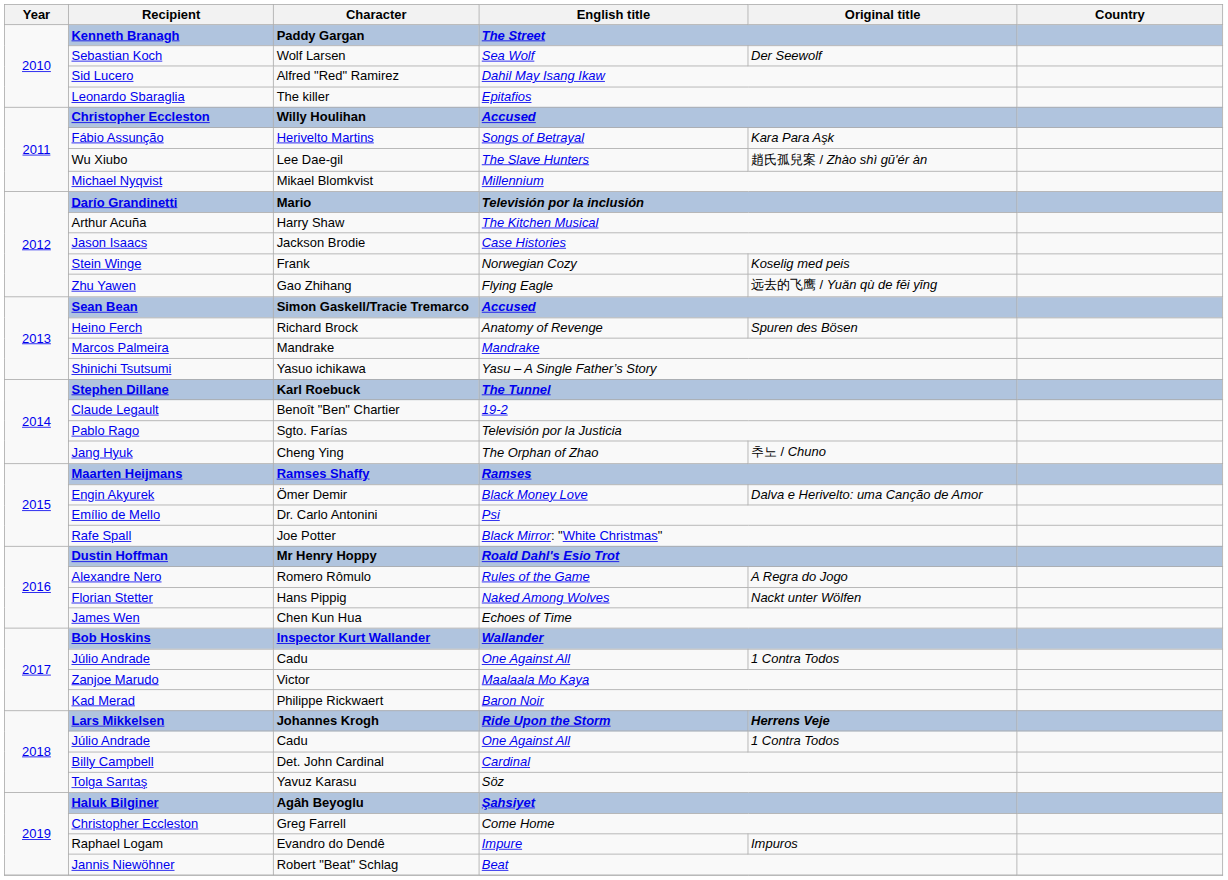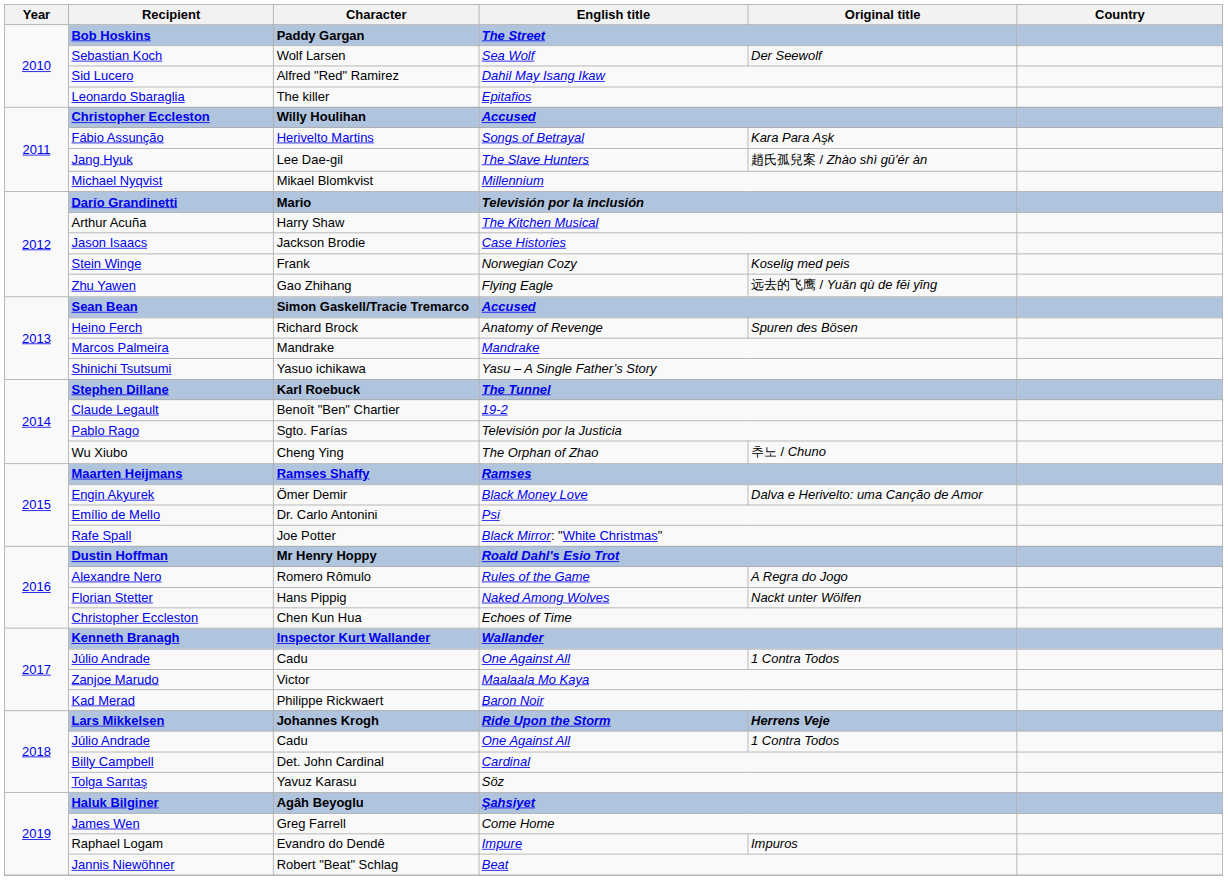(126, 35) Kenneth Branagh -> (111, 35) Bob Hoskins
(99, 159) Wu Xiubo -> (102, 159) Jang Hyuk
(102, 452) Jang Hyuk -> (99, 452) Wu Xiubo
(106, 618) James Wen -> (135, 618) Christopher Eccleston
(111, 638) Bob Hoskins -> (126, 638) Kenneth Branagh
(135, 823) Christopher Eccleston -> (106, 823) James Wen
